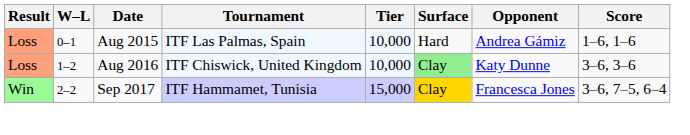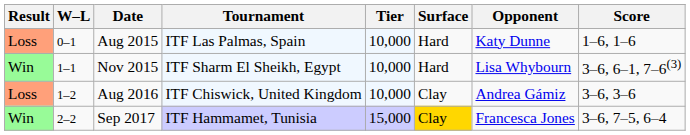(520, 41) Andrea Gámiz -> (513, 41) Katy Dunne
+ row: (128, 67)
(433, 65) lightgreen background -> (433, 93) no background
(513, 65) Katy Dunne -> (520, 93) Andrea Gámiz
